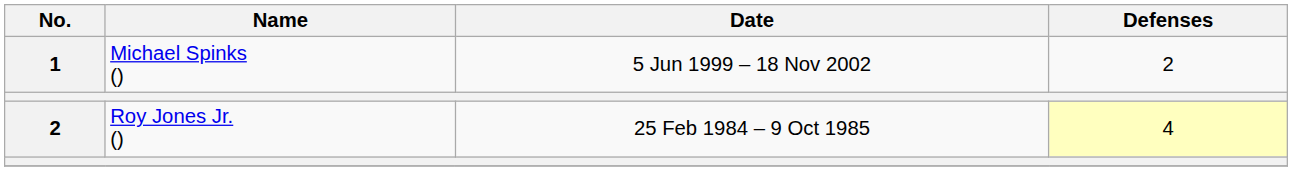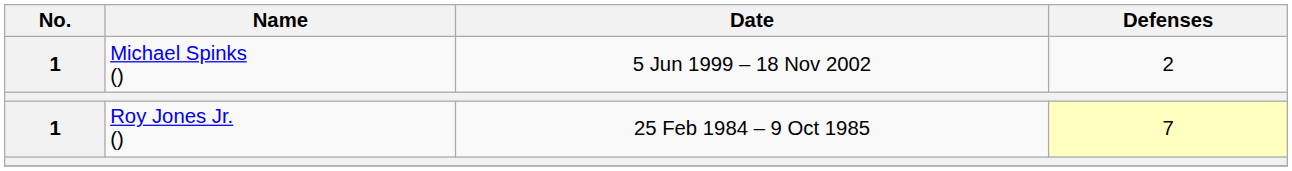(55, 128) 2 -> (55, 128) 1
(1168, 128) 4 -> (1168, 128) 7
